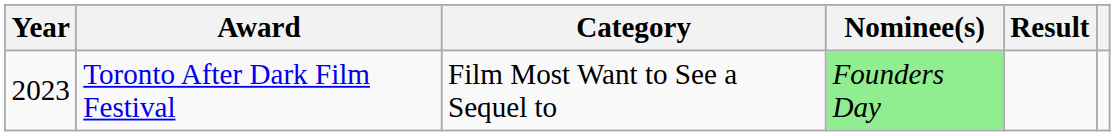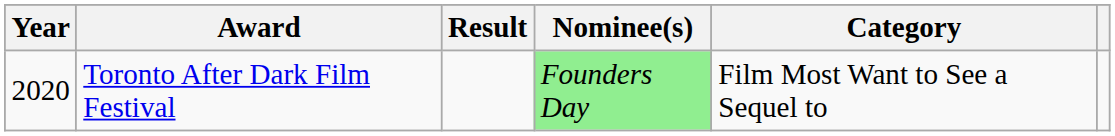columns swapped: (634, 27) <-> (1050, 27)
(41, 90) 2023 -> (41, 90) 2020
